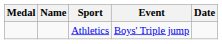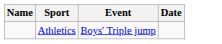- column: (21, 13)
